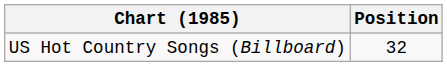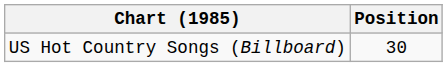(396, 48) 32 -> (396, 48) 30
